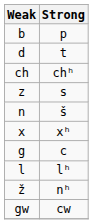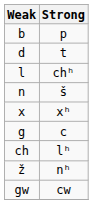(22, 73) ch -> (22, 73) l
- row: (63, 92)
(22, 170) l -> (22, 151) ch
